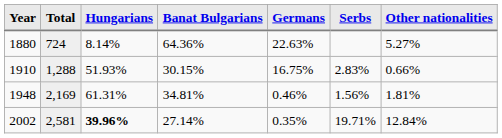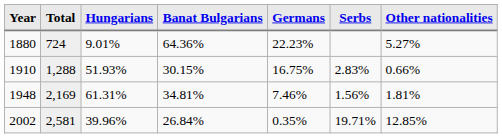(103, 43) 8.14% -> (103, 43) 9.01%
(293, 43) 22.63% -> (293, 43) 22.23%
(290, 94) 0.46% -> (290, 94) 7.46%
(107, 120) bold -> (106, 120) normal
(183, 120) 27.14% -> (183, 120) 26.84%
(406, 120) 12.84% -> (406, 120) 12.85%
